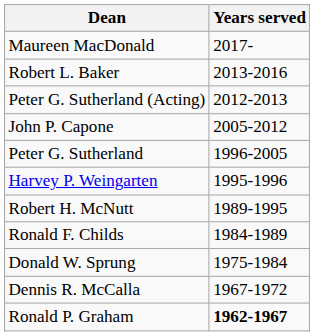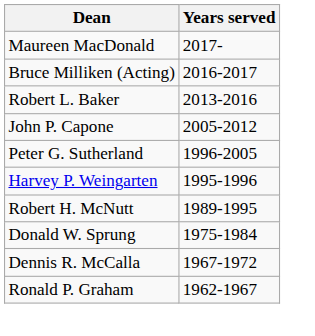+ row: (92, 72)
- row: (107, 99)
- row: (66, 235)
(250, 316) bold -> (220, 289) normal
